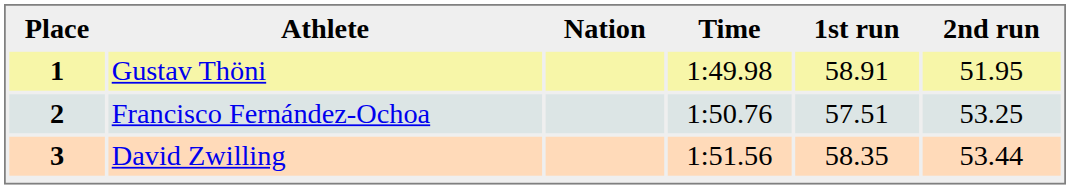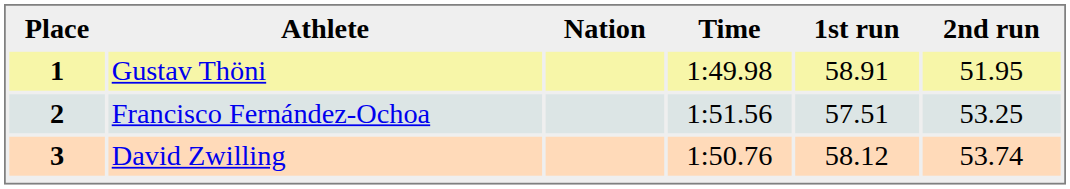(729, 113) 1:50.76 -> (729, 113) 1:51.56
(729, 155) 1:51.56 -> (729, 155) 1:50.76
(857, 155) 58.35 -> (857, 155) 58.12
(991, 155) 53.44 -> (991, 155) 53.74
